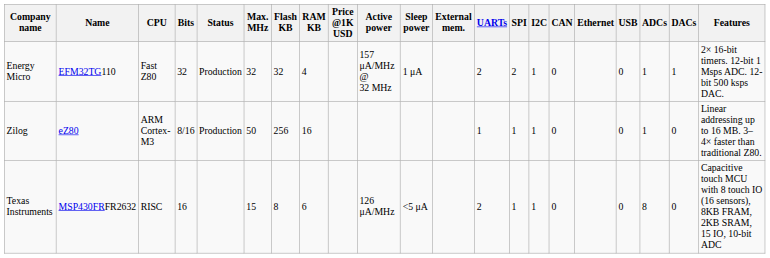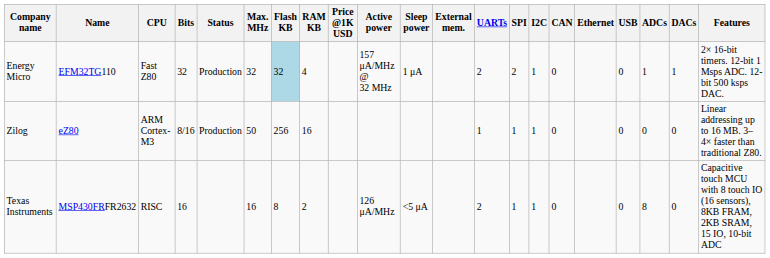(278, 71) no background -> (278, 71) lightblue background
(644, 131) 1 -> (644, 131) 0
(251, 206) 15 -> (251, 206) 16
(304, 206) 6 -> (304, 206) 2
